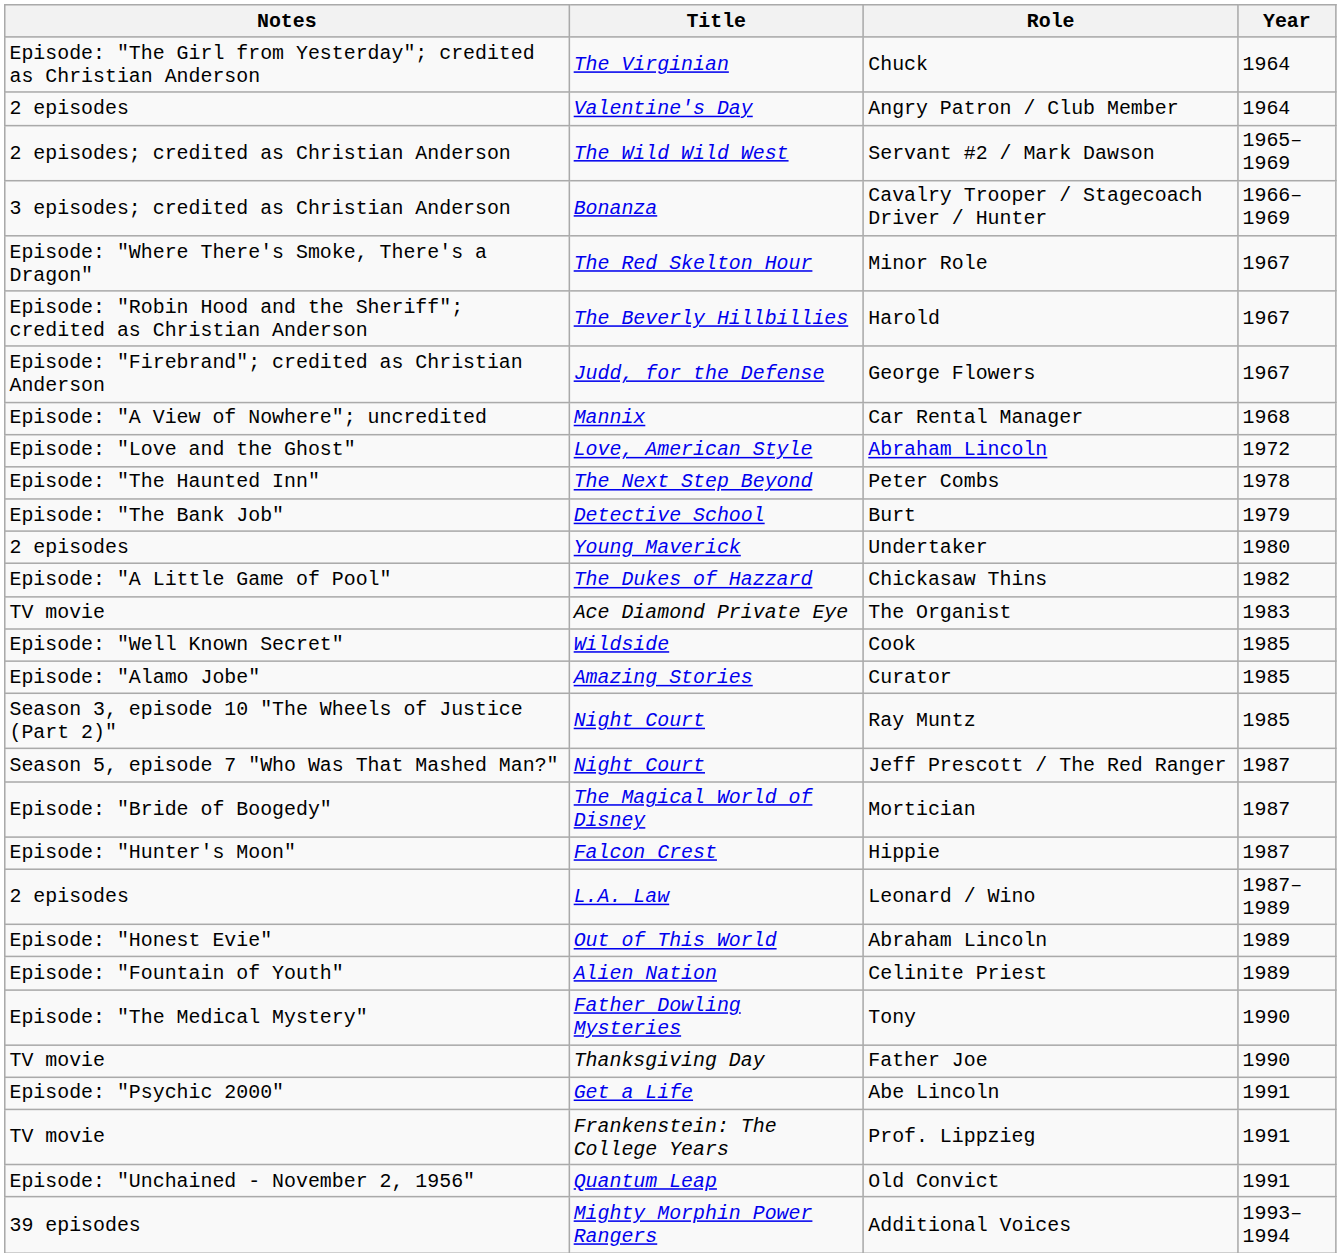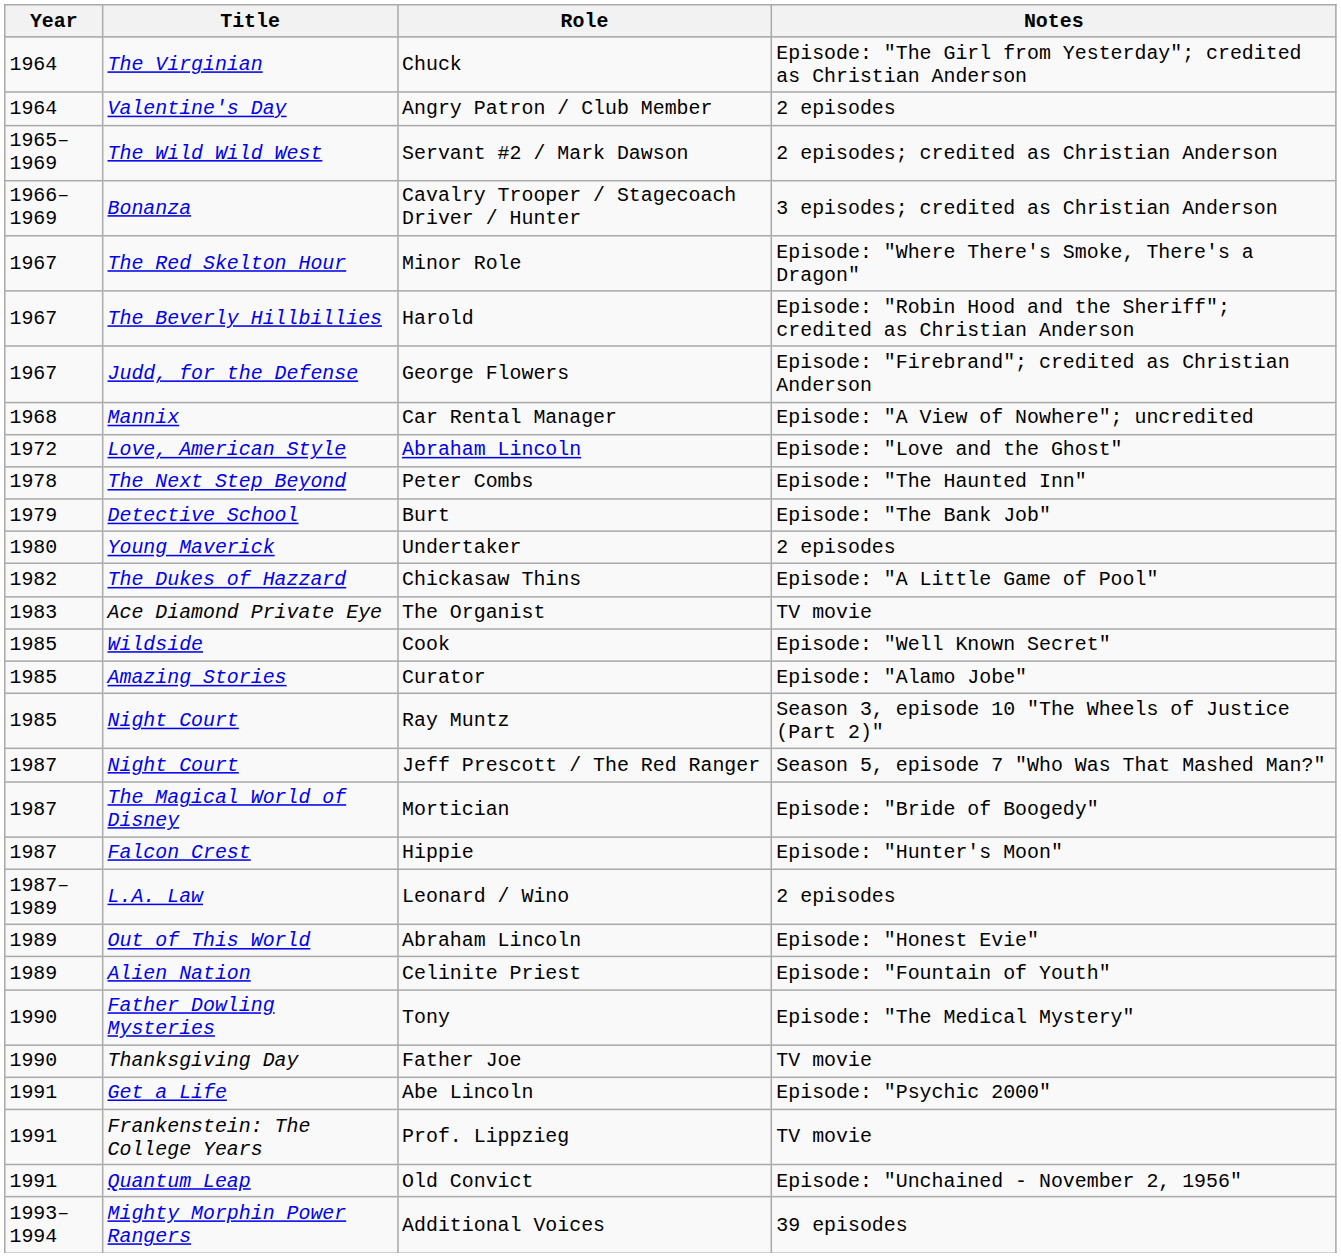columns swapped: (1287, 21) <-> (287, 21)
